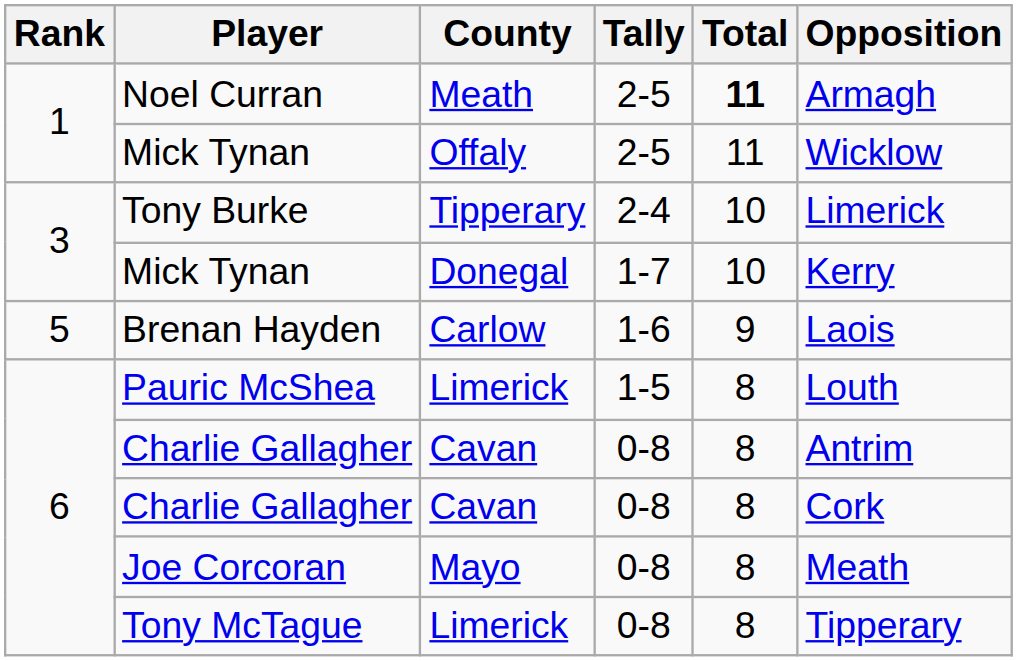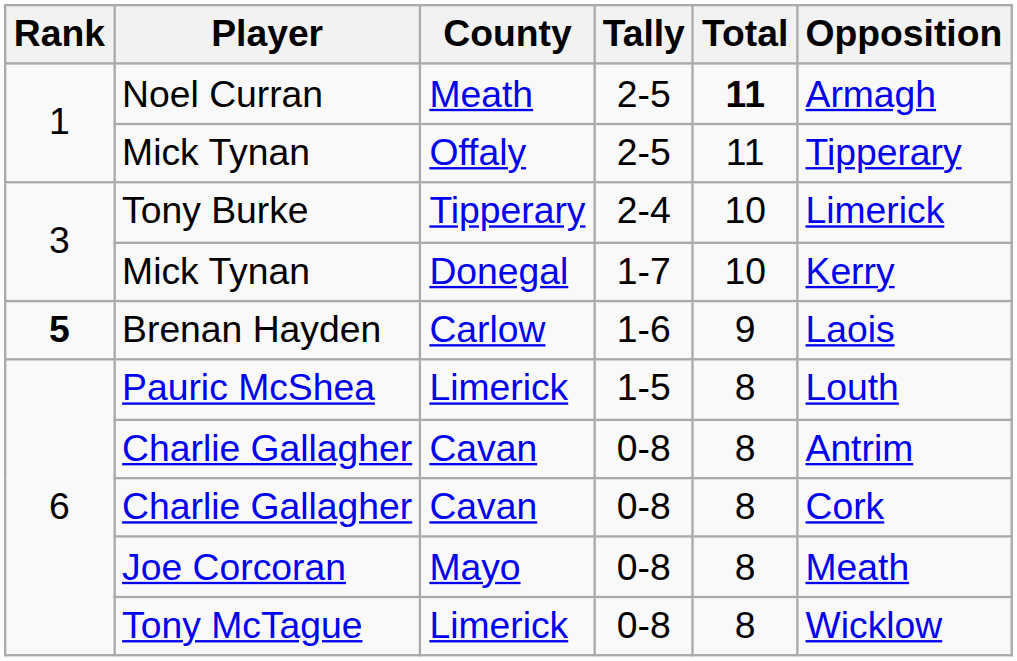(874, 152) Wicklow -> (884, 152) Tipperary
(59, 329) normal -> (59, 329) bold
(884, 625) Tipperary -> (874, 625) Wicklow
